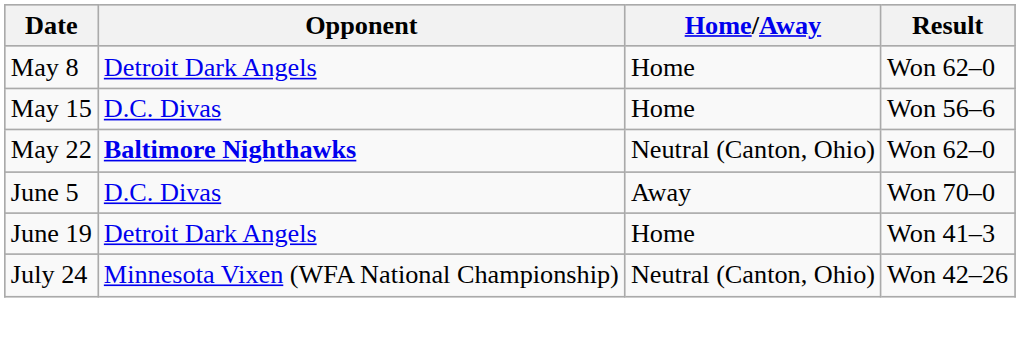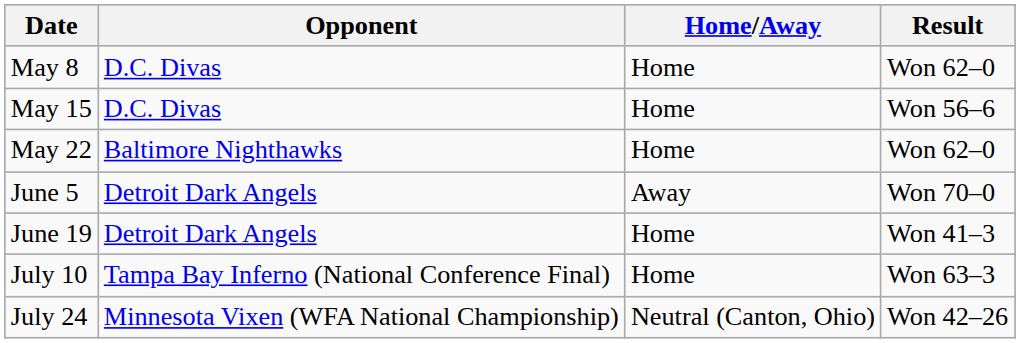(210, 66) Detroit Dark Angels -> (163, 66) D.C. Divas
(230, 150) bold -> (223, 150) normal
(753, 150) Neutral (Canton, Ohio) -> (663, 150) Home
(163, 191) D.C. Divas -> (210, 191) Detroit Dark Angels
+ row: (49, 274)
